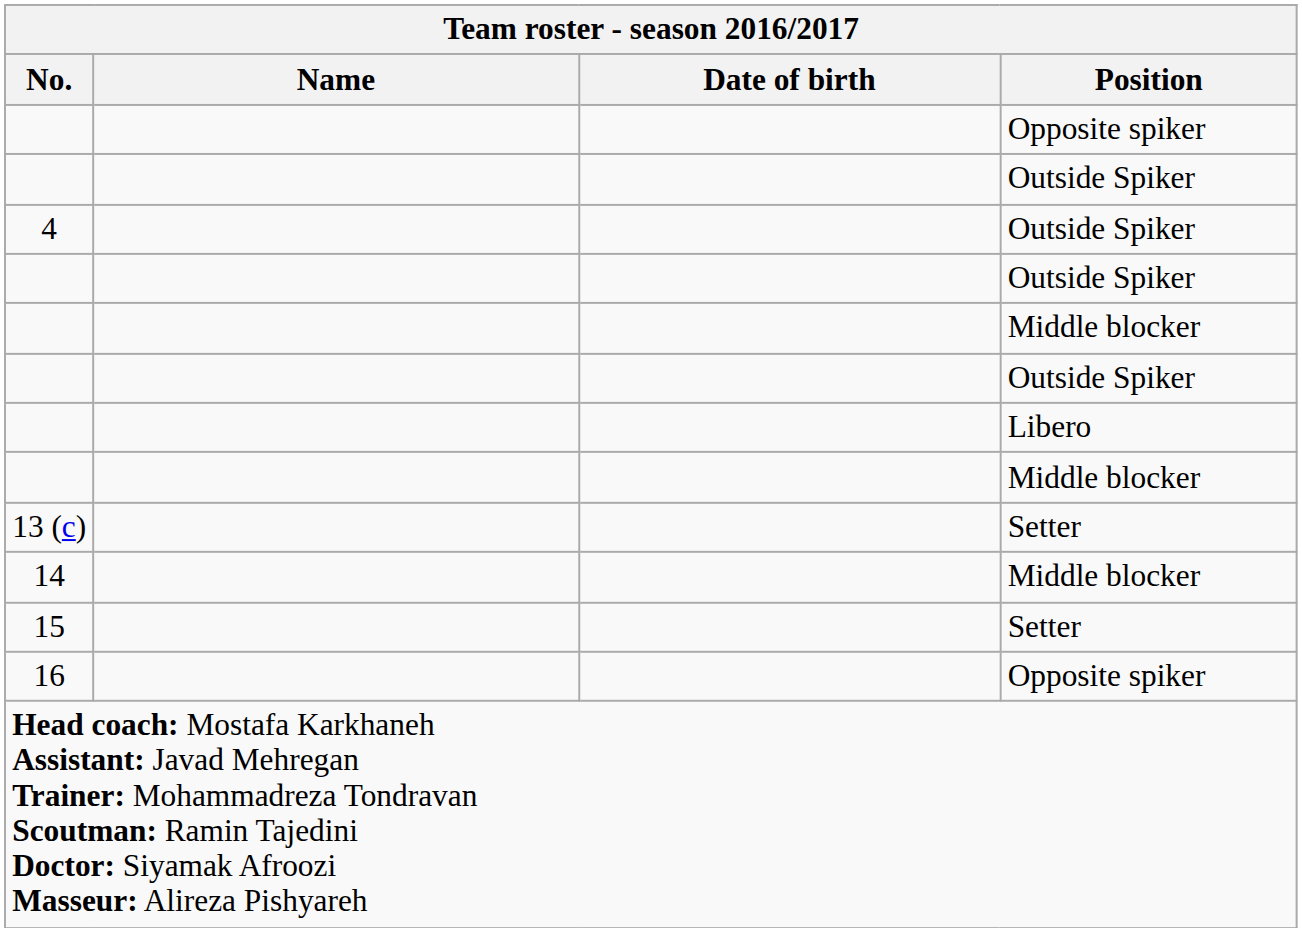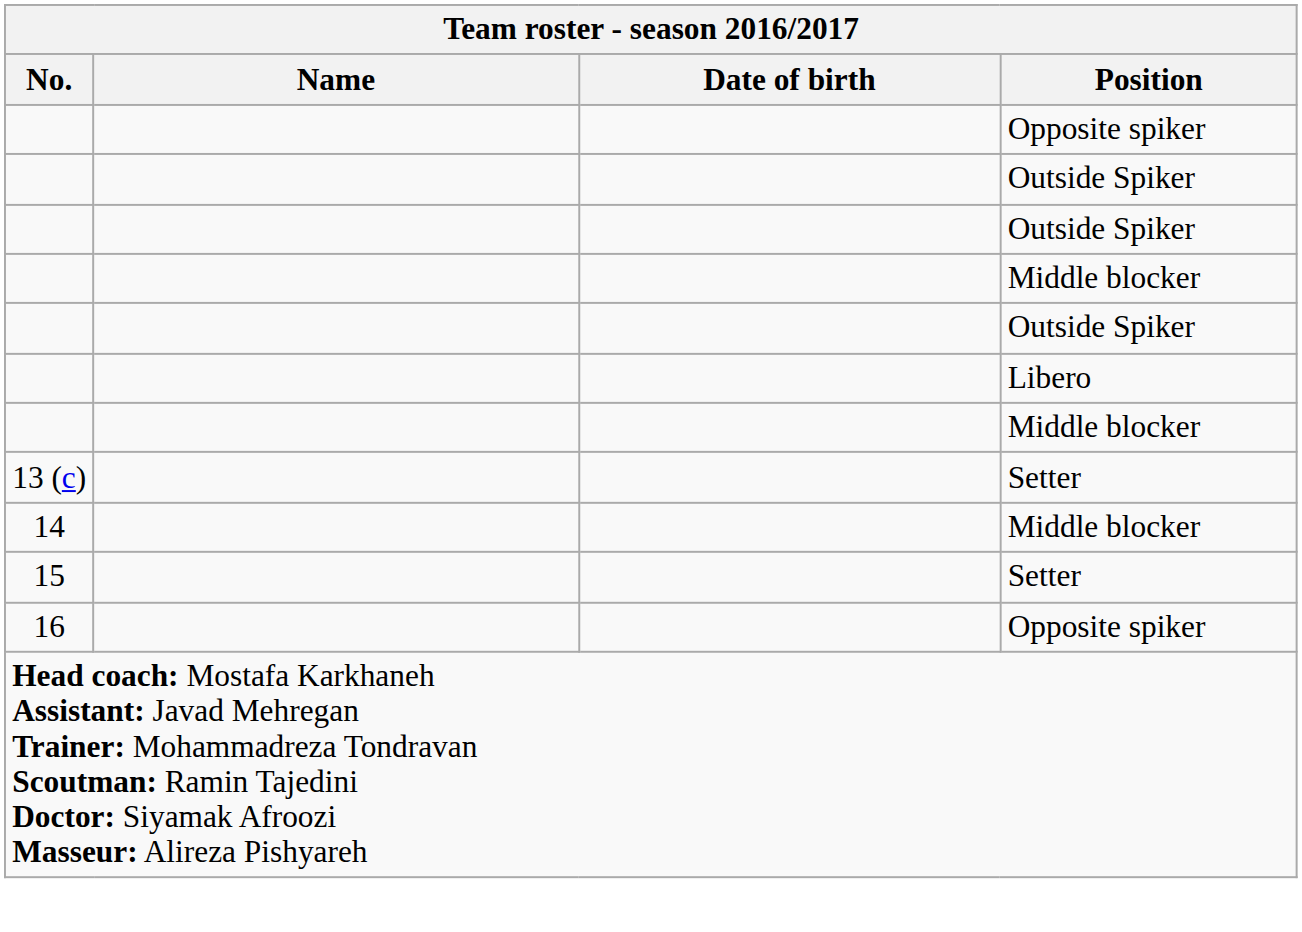- row: (49, 228)
